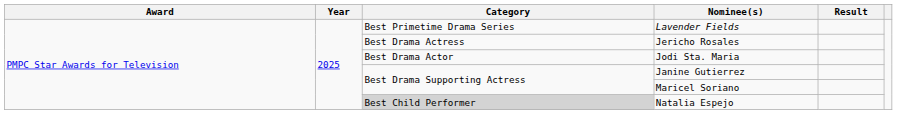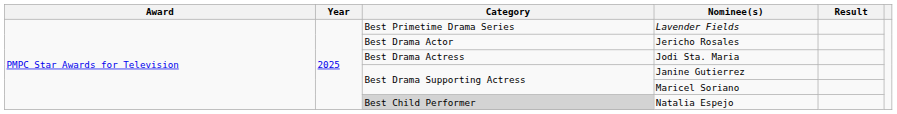(414, 42) Best Drama Actress -> (409, 42) Best Drama Actor
(409, 57) Best Drama Actor -> (414, 57) Best Drama Actress
